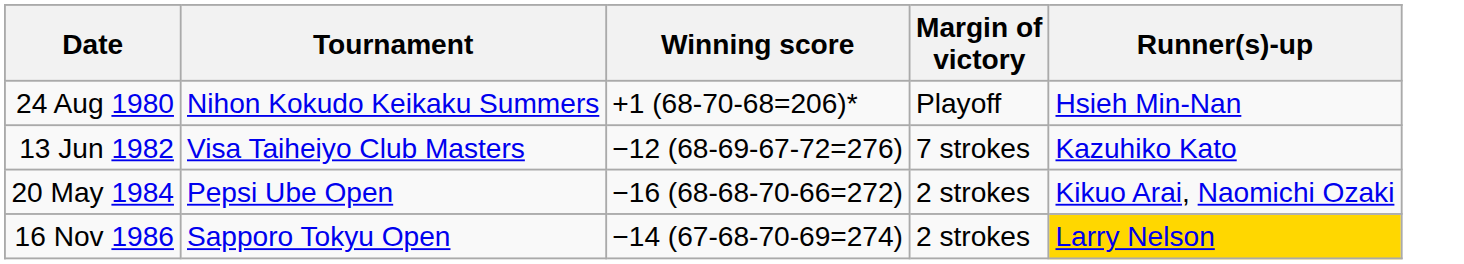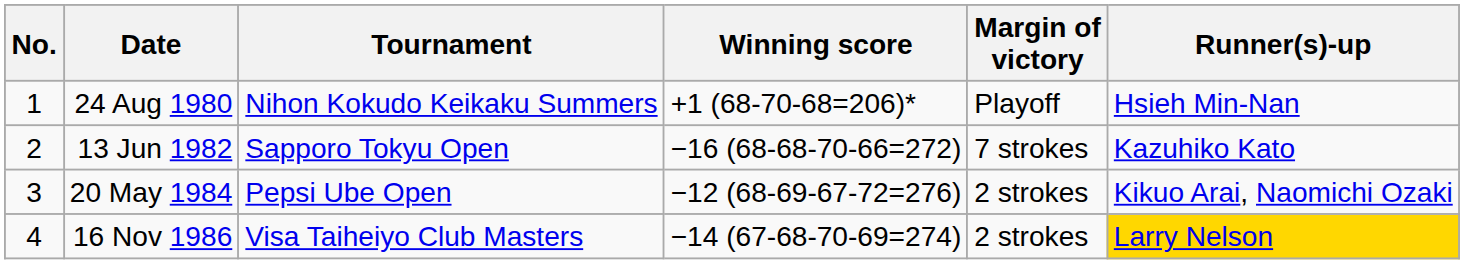+ column: (34, 43)
(356, 148) Visa Taiheiyo Club Masters -> (377, 148) Sapporo Tokyu Open
(758, 148) −12 (68-69-67-72=276) -> (816, 148) −16 (68-68-70-66=272)
(758, 192) −16 (68-68-70-66=272) -> (816, 192) −12 (68-69-67-72=276)
(319, 237) Sapporo Tokyu Open -> (414, 237) Visa Taiheiyo Club Masters
